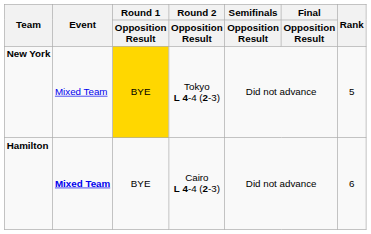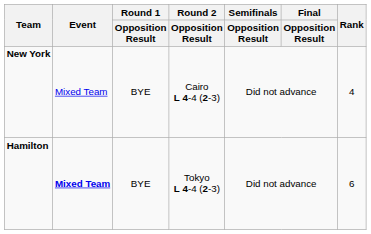(141, 92) gold background -> (141, 92) no background
(197, 92) Tokyo L 4-4 (2-3) -> (197, 92) Cairo L 4-4 (2-3)
(352, 92) 5 -> (352, 92) 4
(197, 184) Cairo L 4-4 (2-3) -> (197, 184) Tokyo L 4-4 (2-3)
